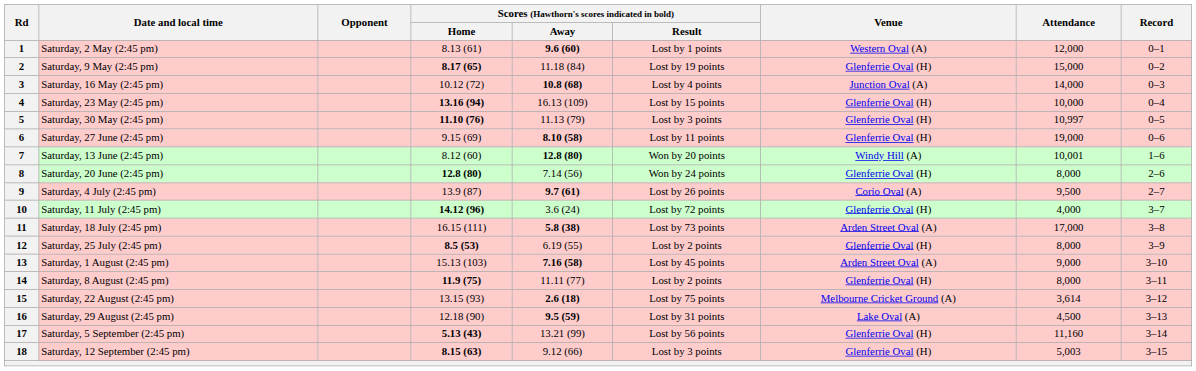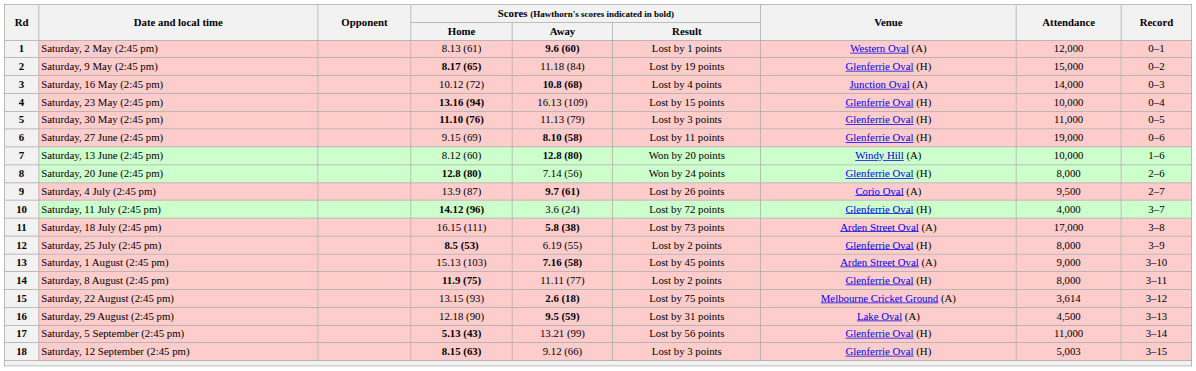(1069, 120) 10,997 -> (1069, 120) 11,000
(1069, 156) 10,001 -> (1069, 156) 10,000
(1069, 334) 11,160 -> (1069, 334) 11,000
